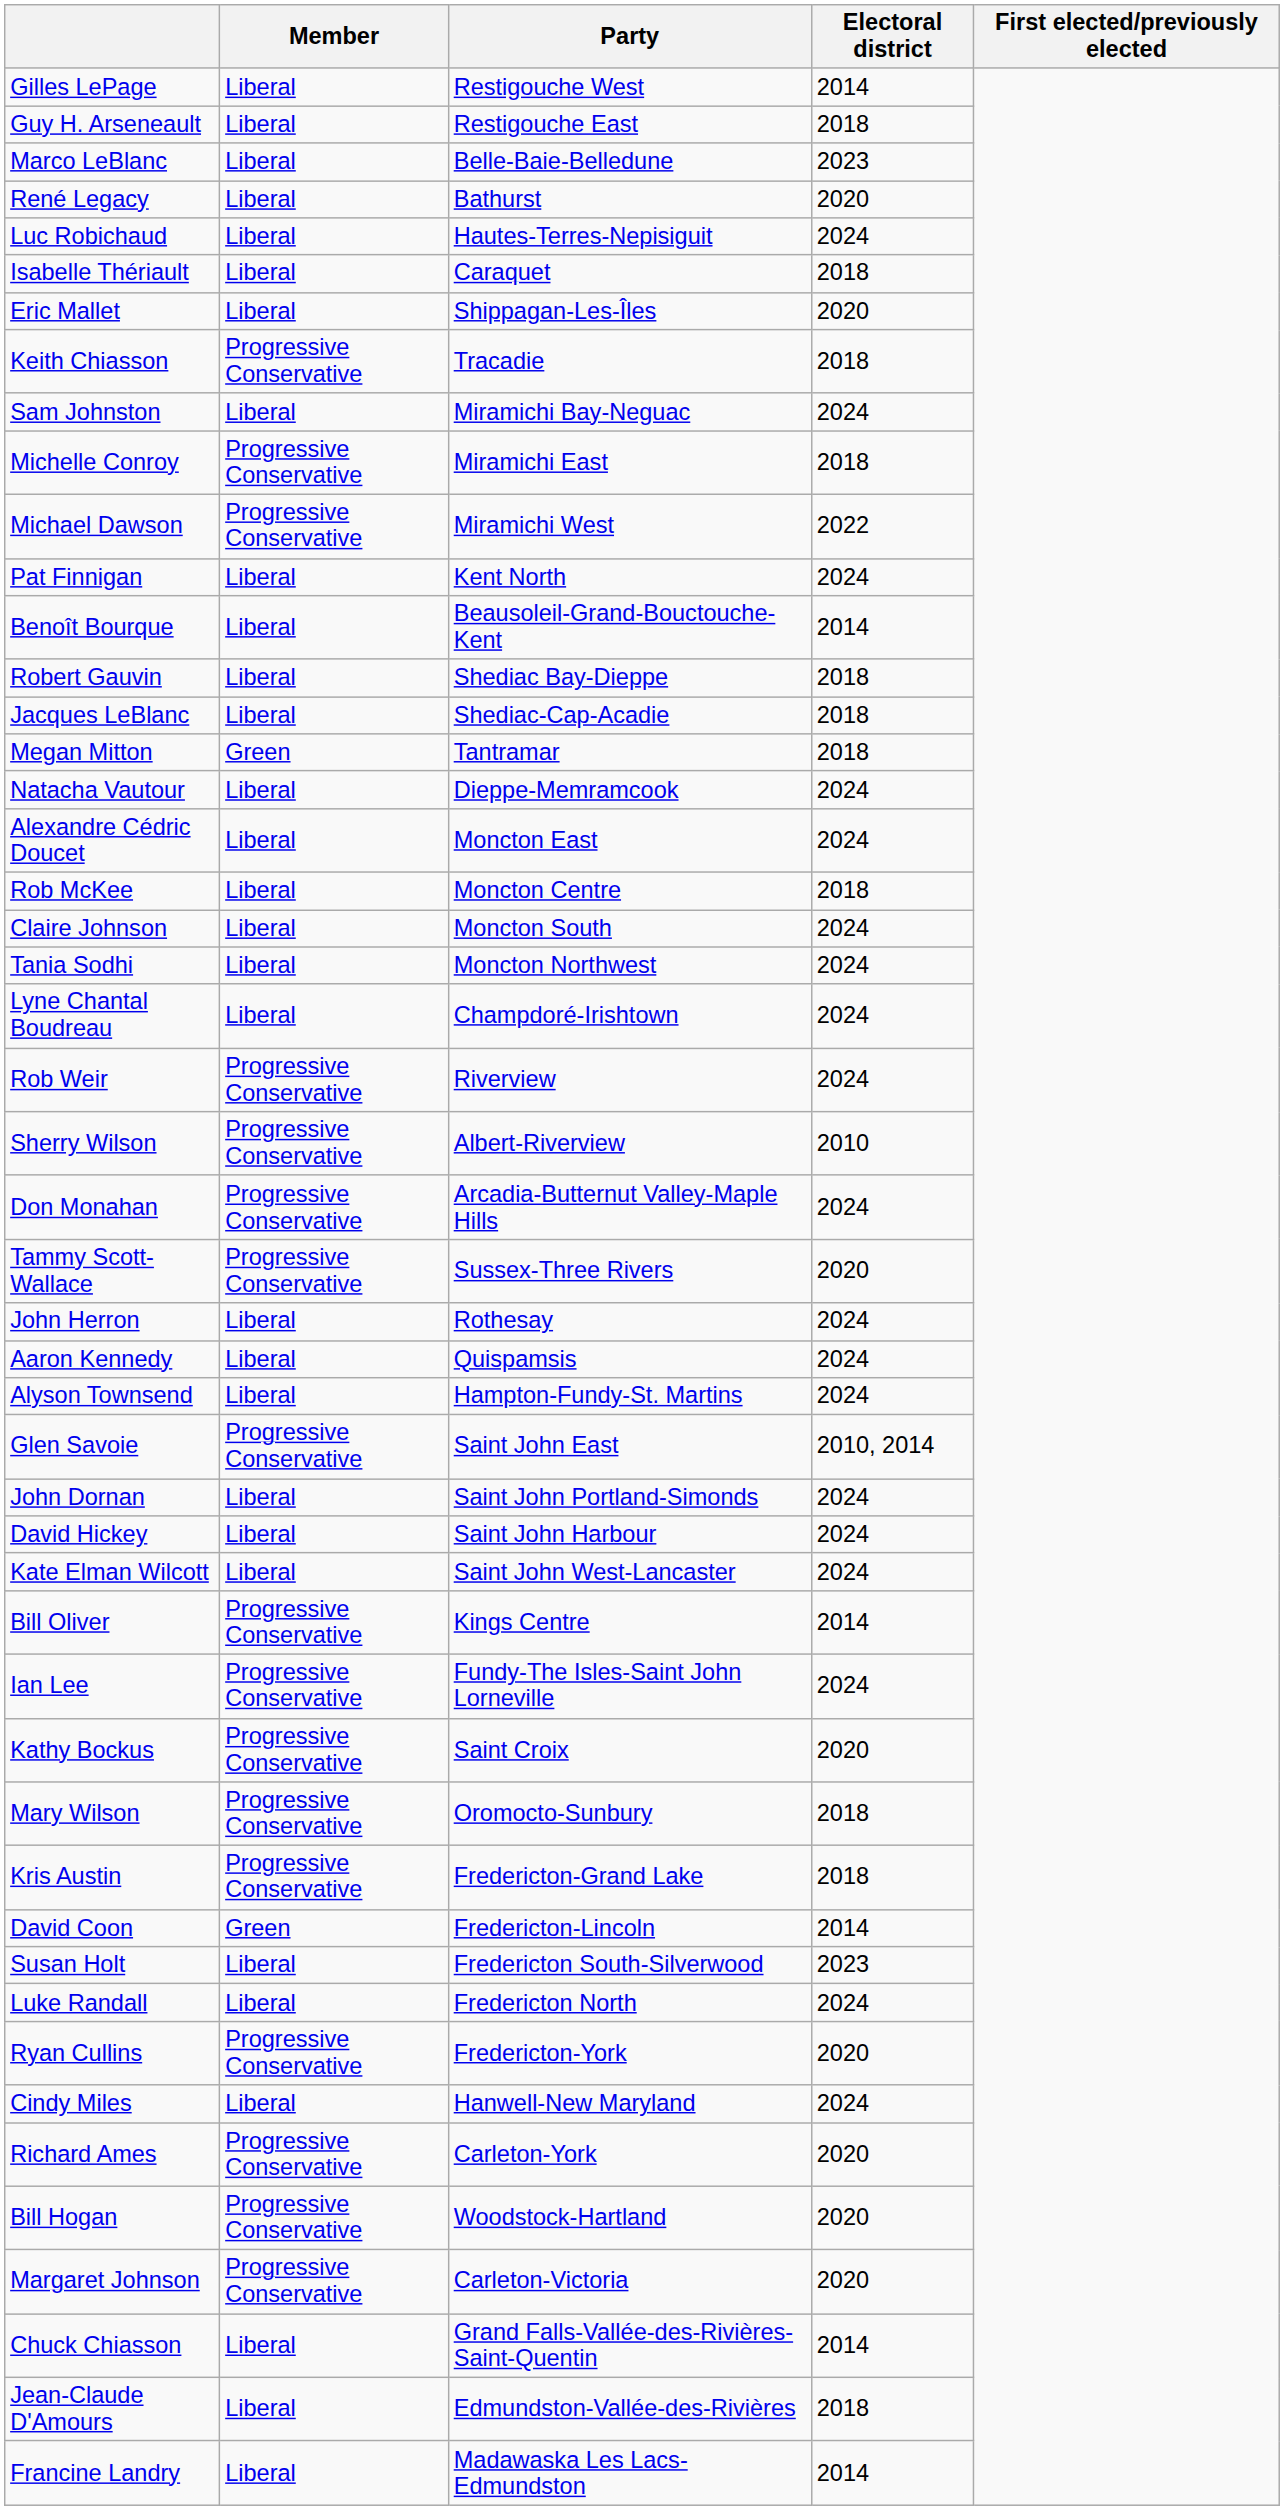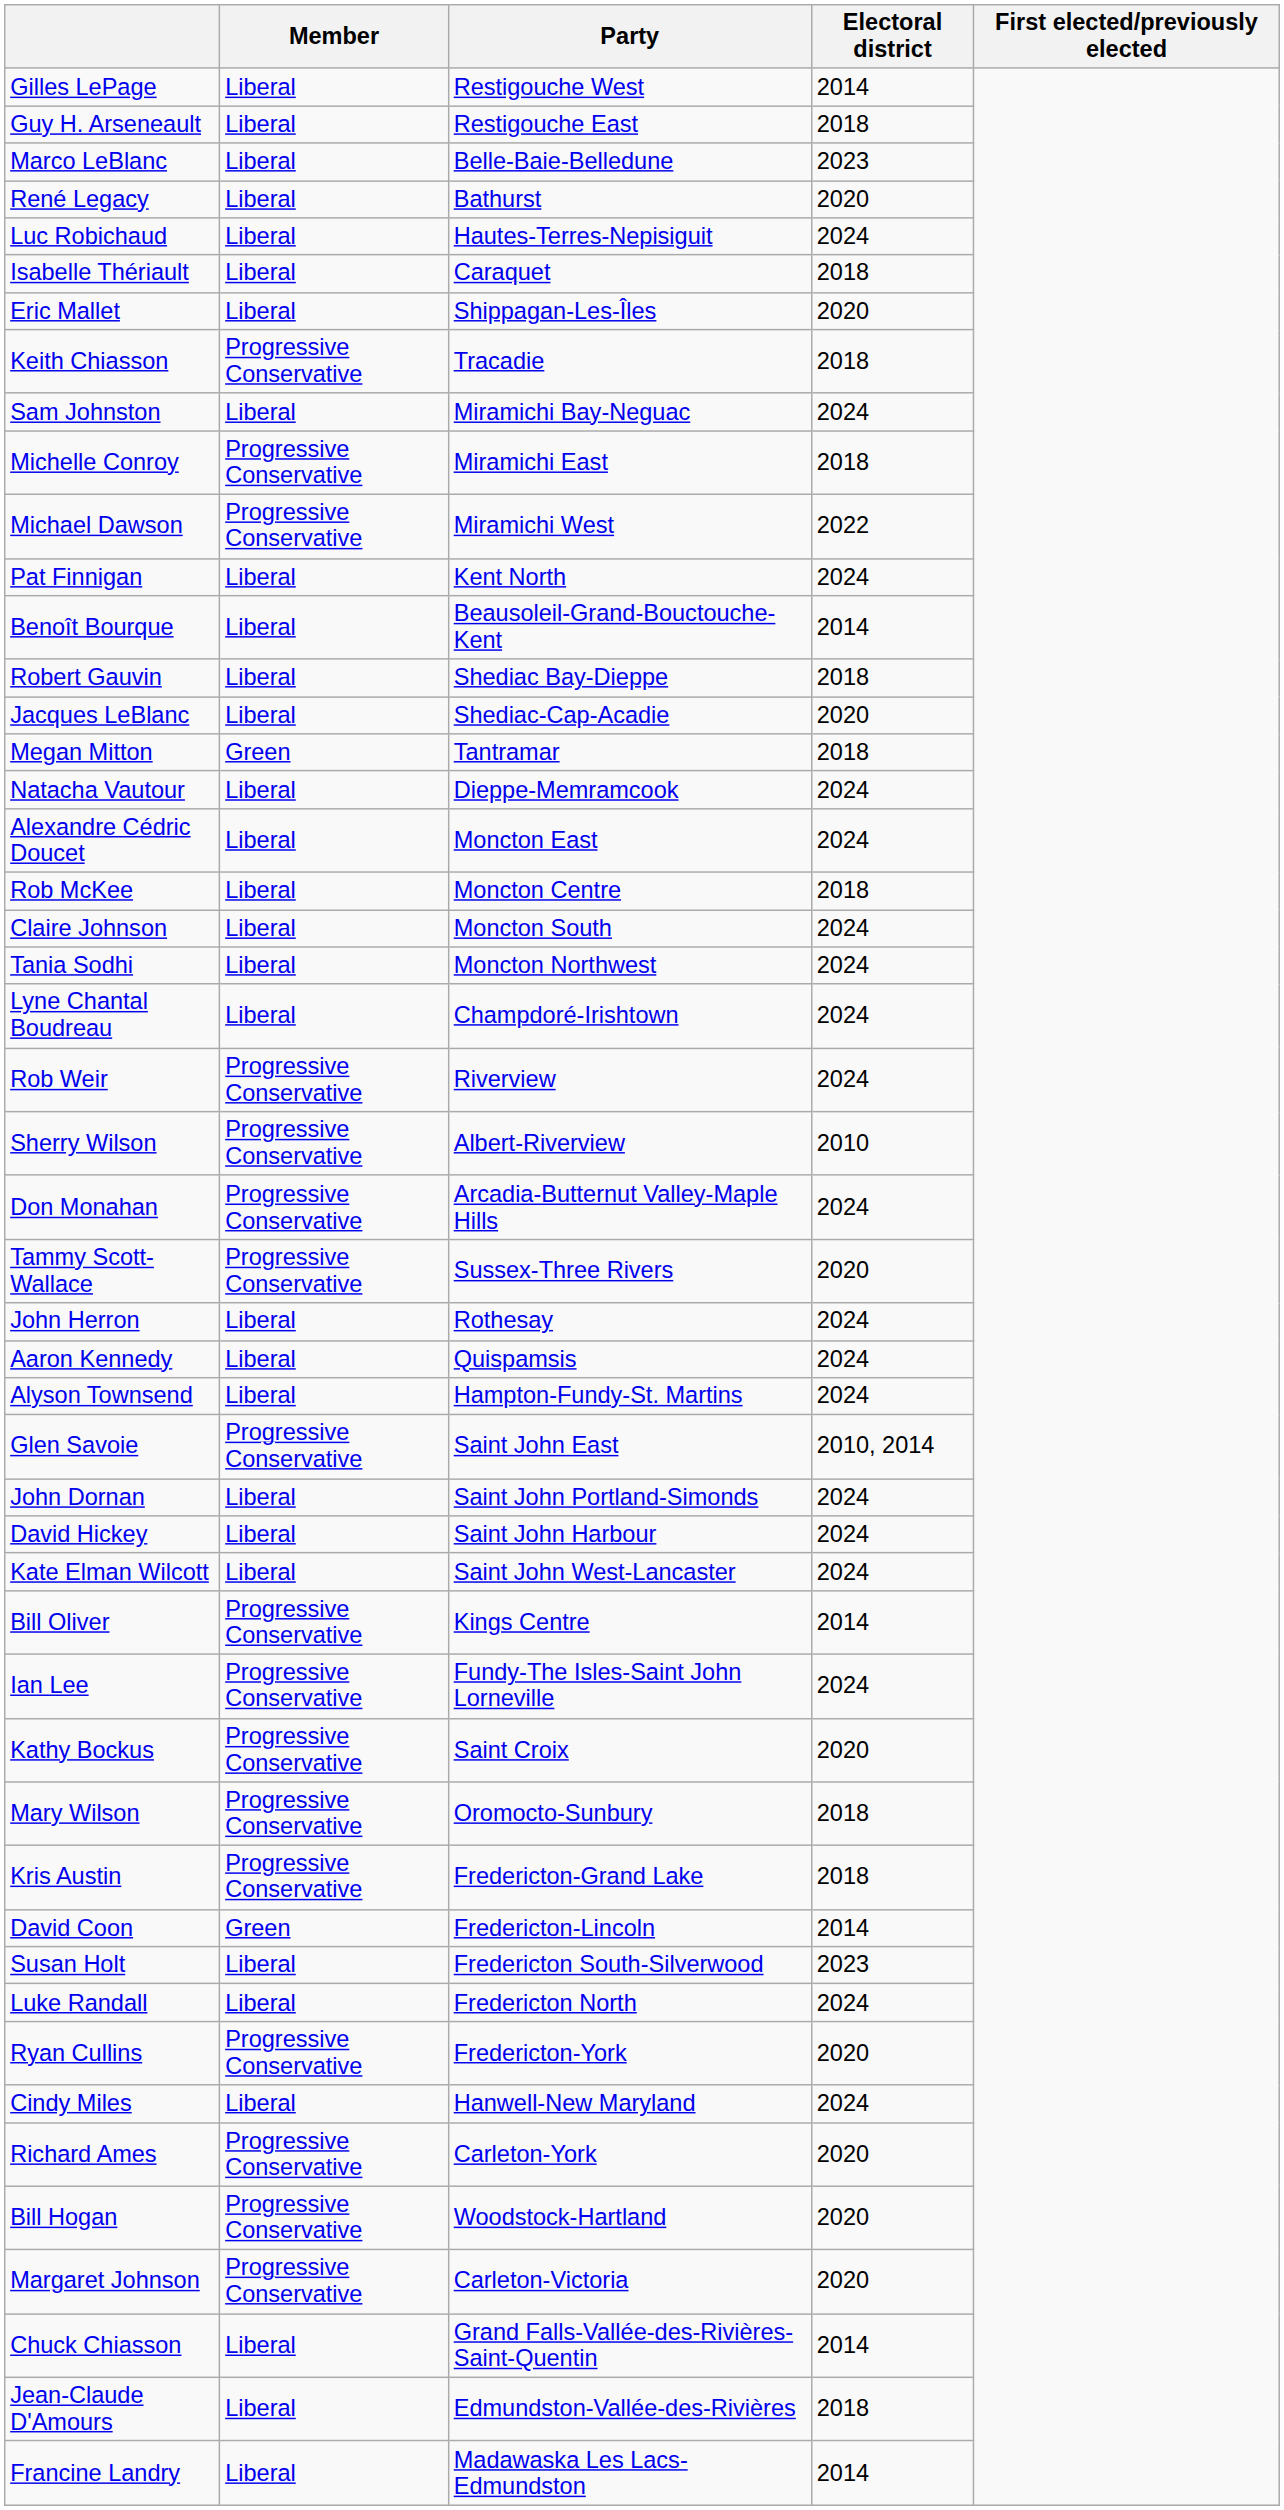(843, 714) 2018 -> (843, 714) 2020
